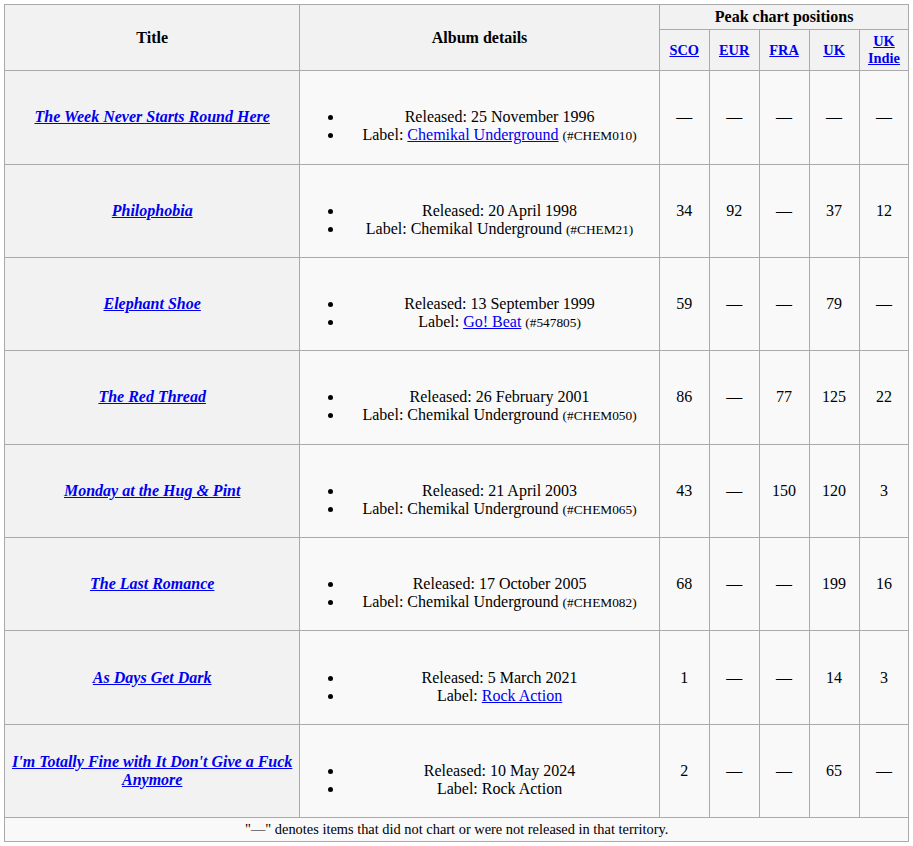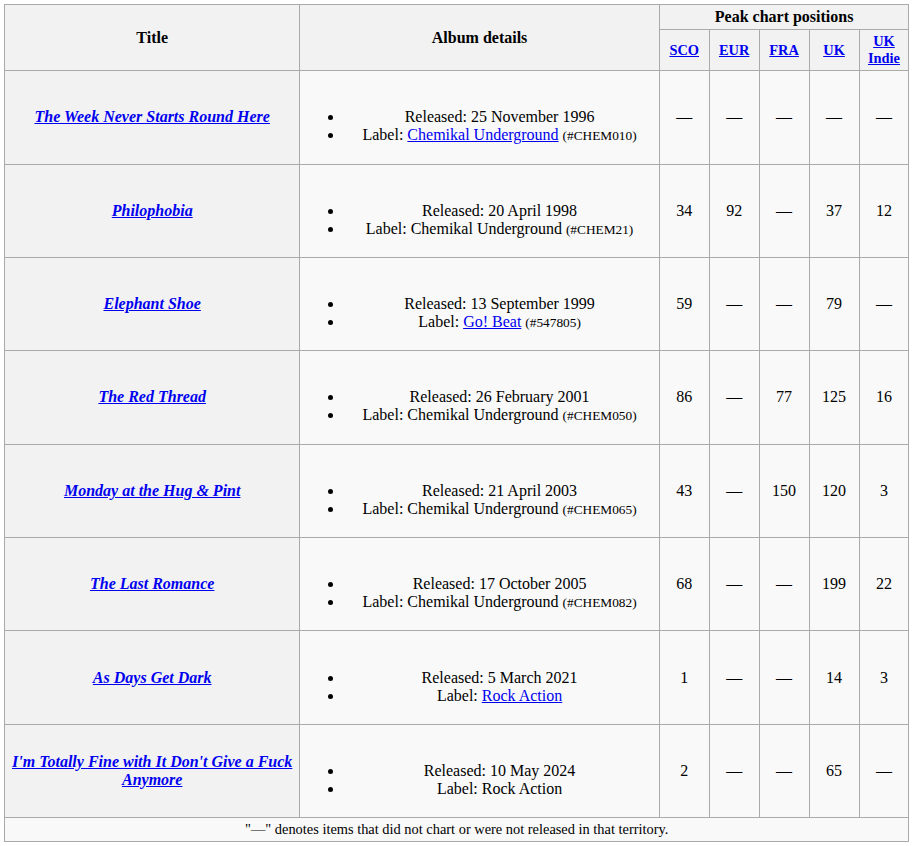(884, 397) 22 -> (884, 397) 16
(884, 584) 16 -> (884, 584) 22
